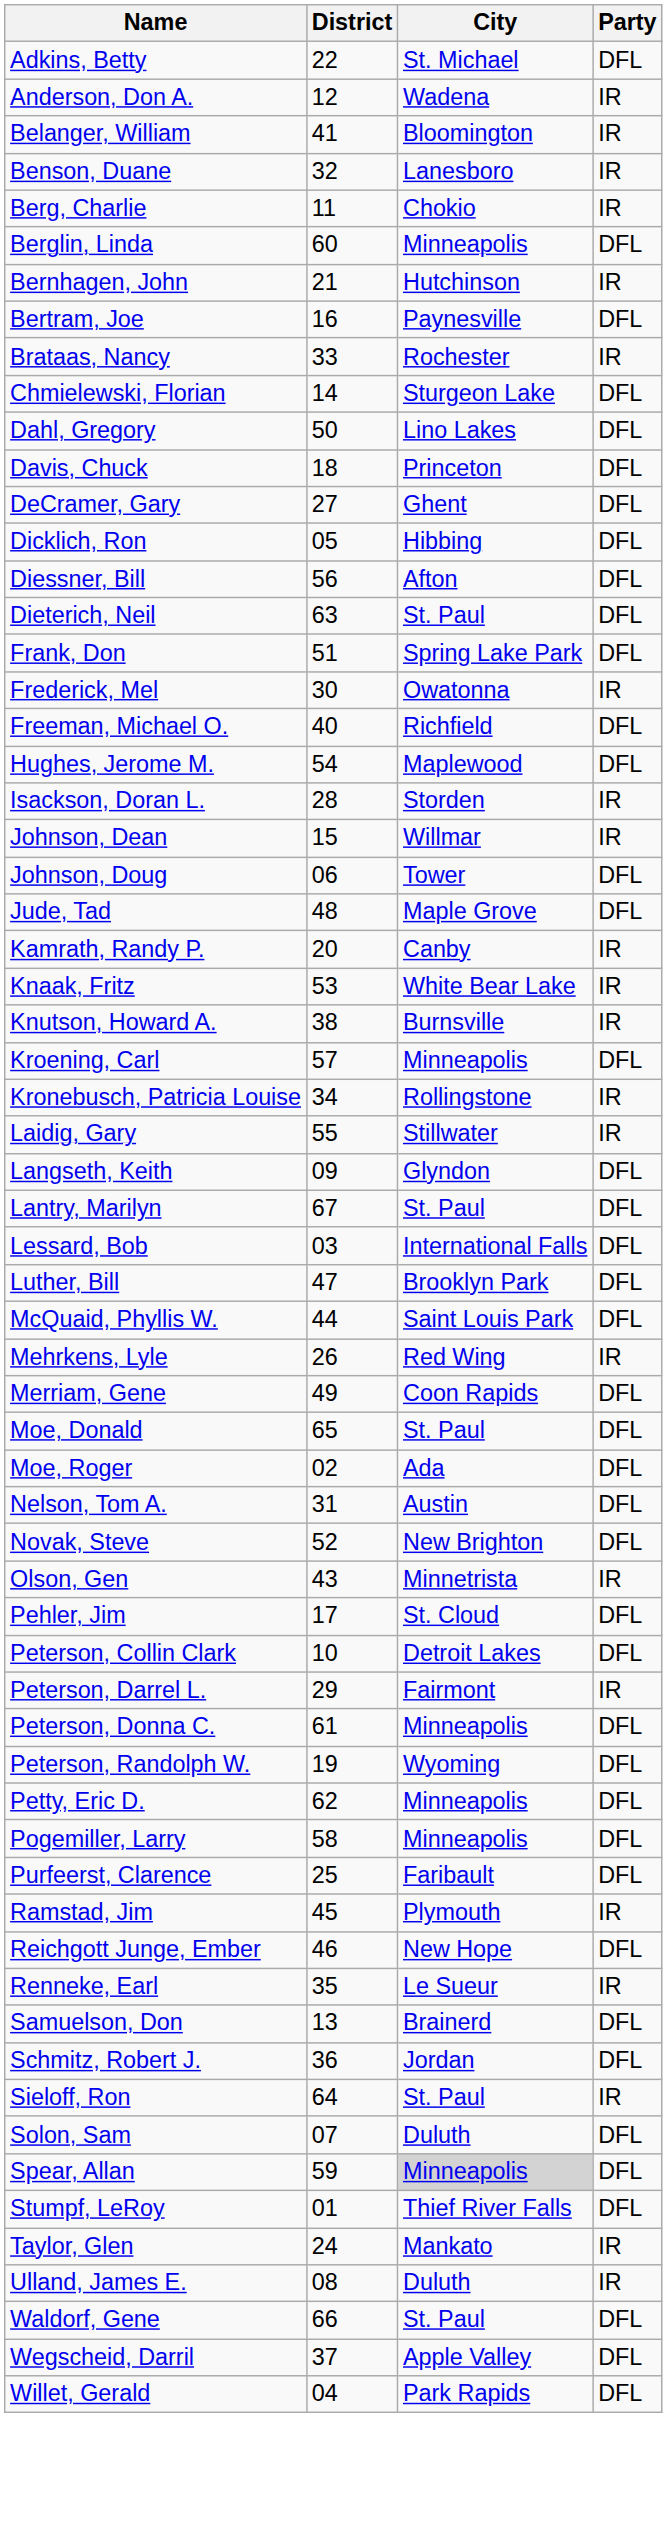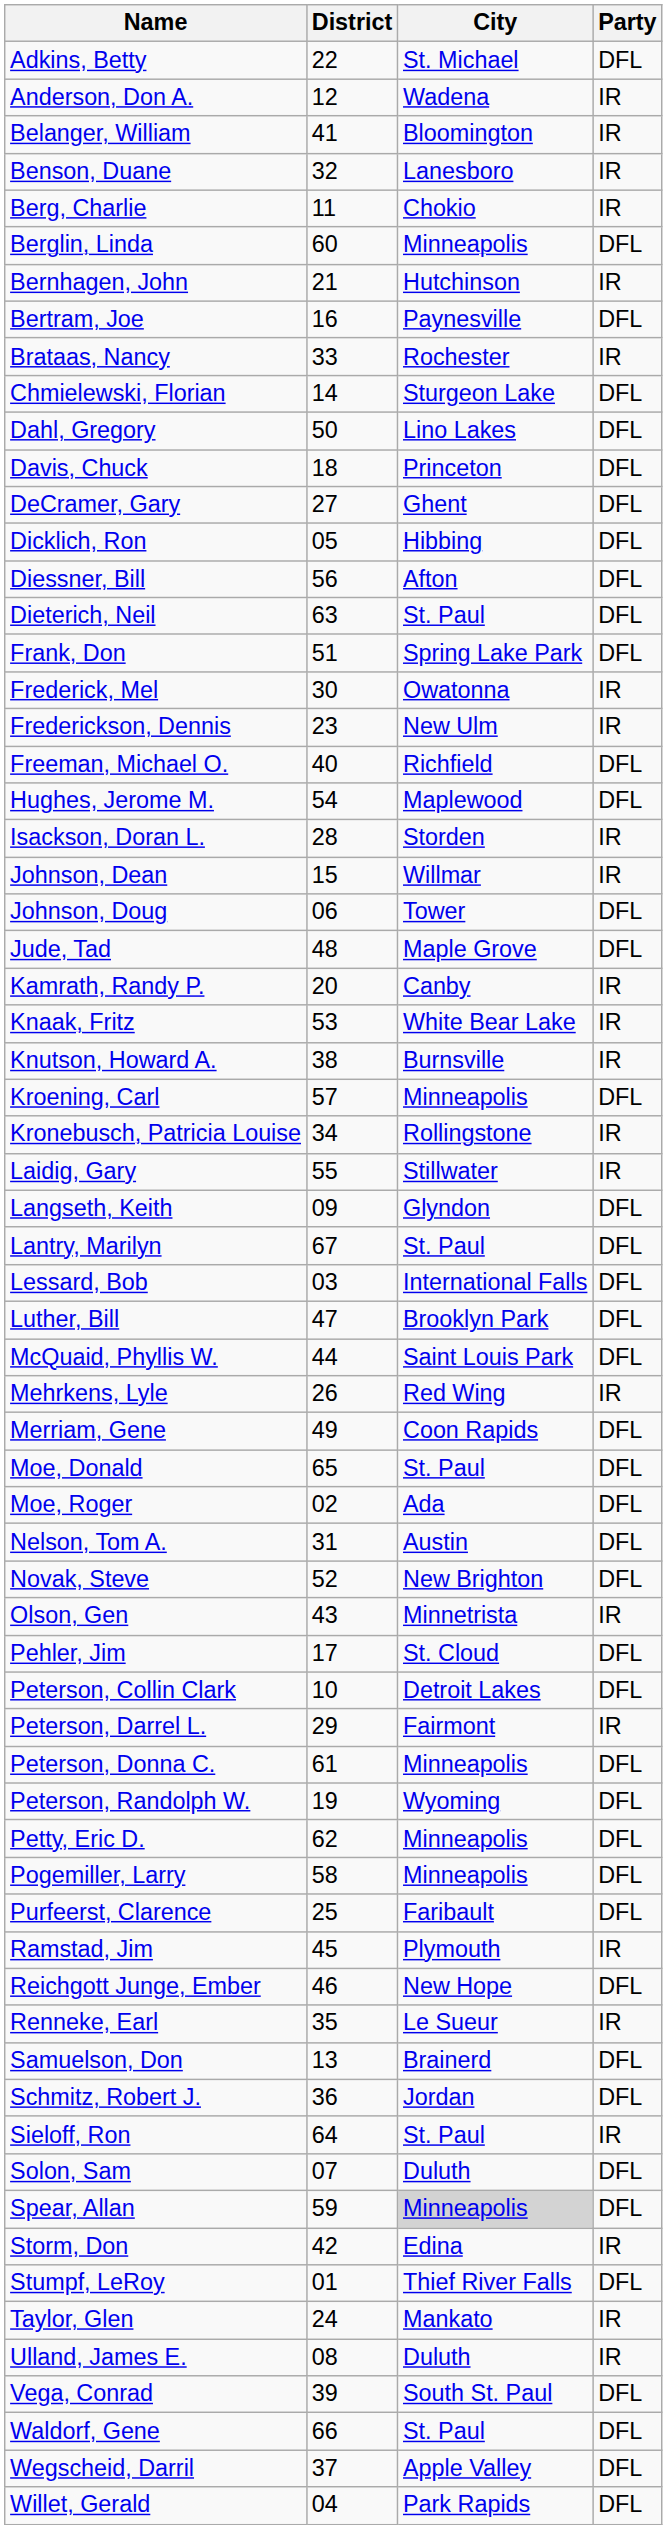+ row: (120, 726)
+ row: (69, 2245)
+ row: (82, 2394)
